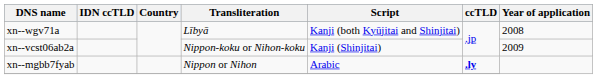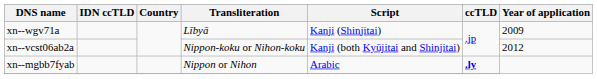(385, 30) Kanji (both Kyūjitai and Shinjitai) -> (346, 30) Kanji (Shinjitai)
(513, 30) 2008 -> (513, 30) 2009
(346, 47) Kanji (Shinjitai) -> (385, 47) Kanji (both Kyūjitai and Shinjitai)
(513, 47) 2009 -> (513, 47) 2012
